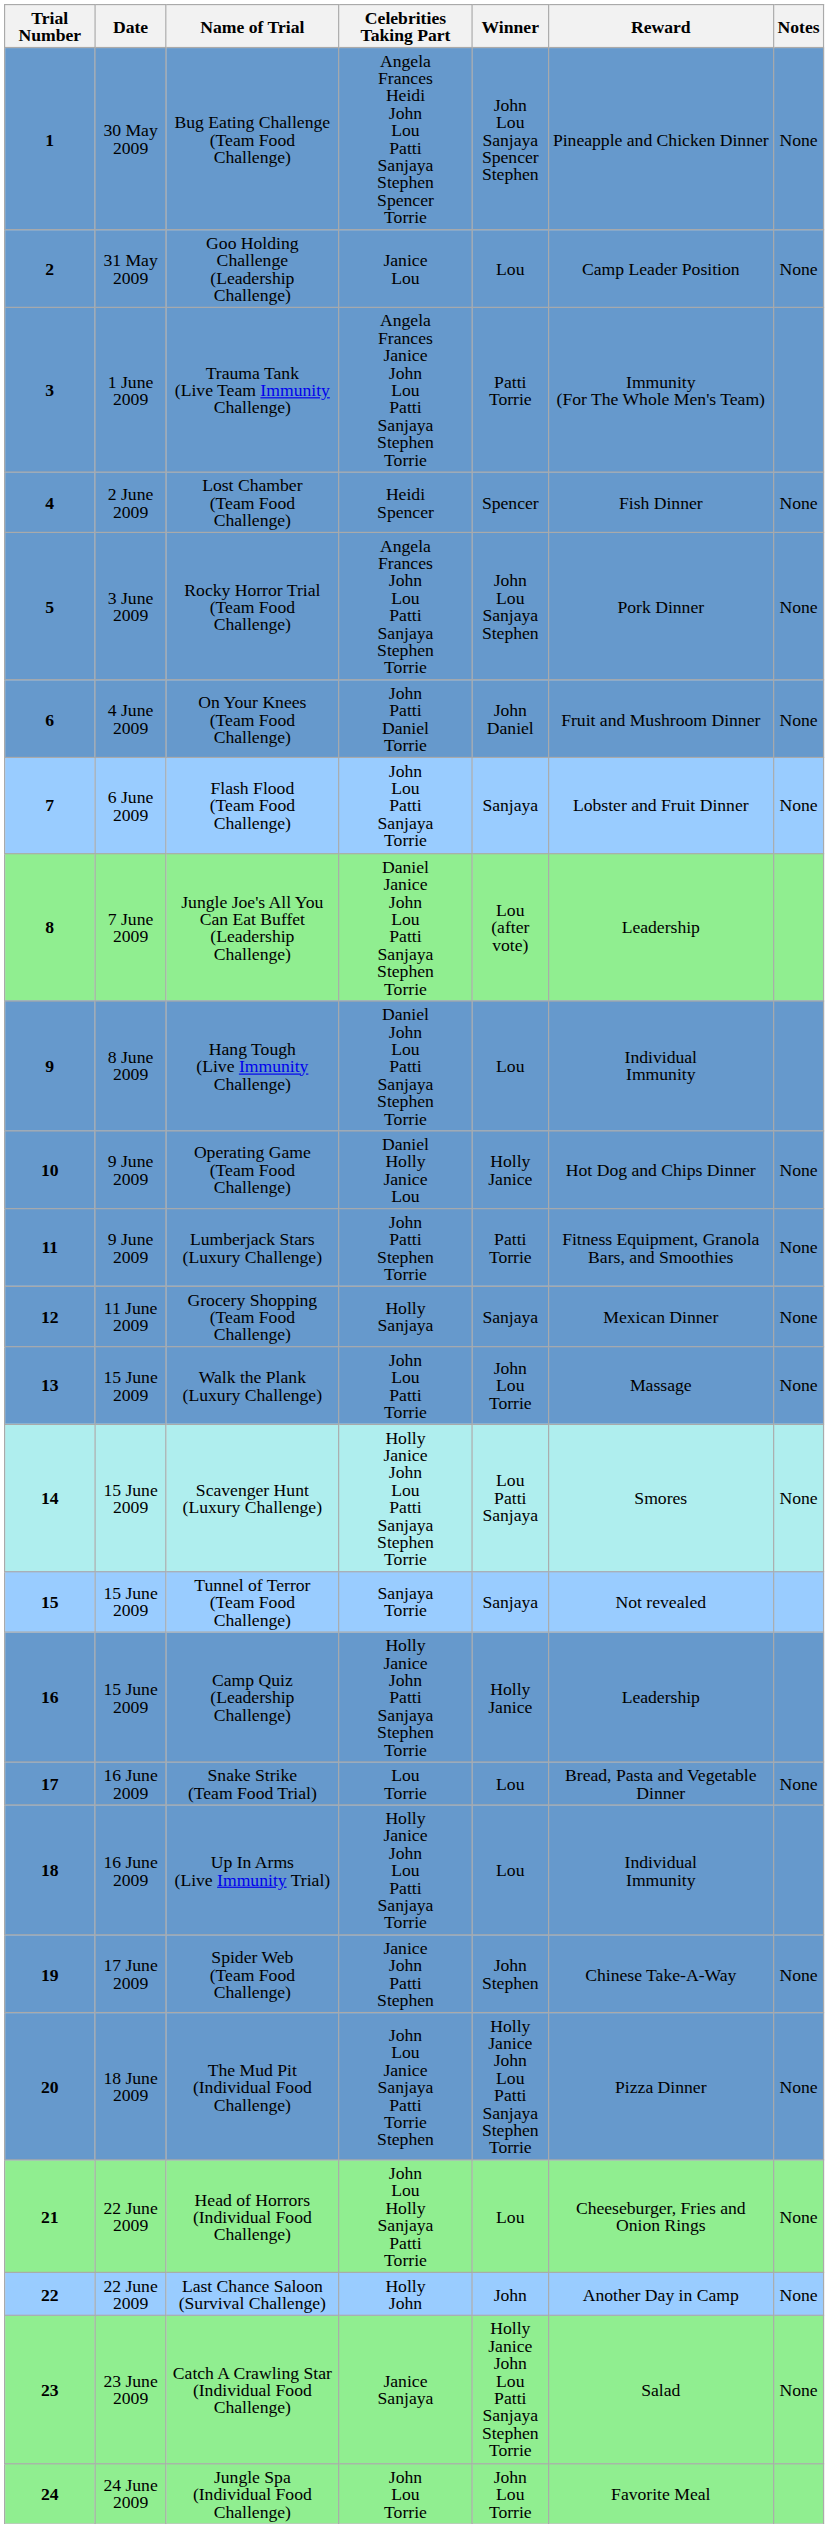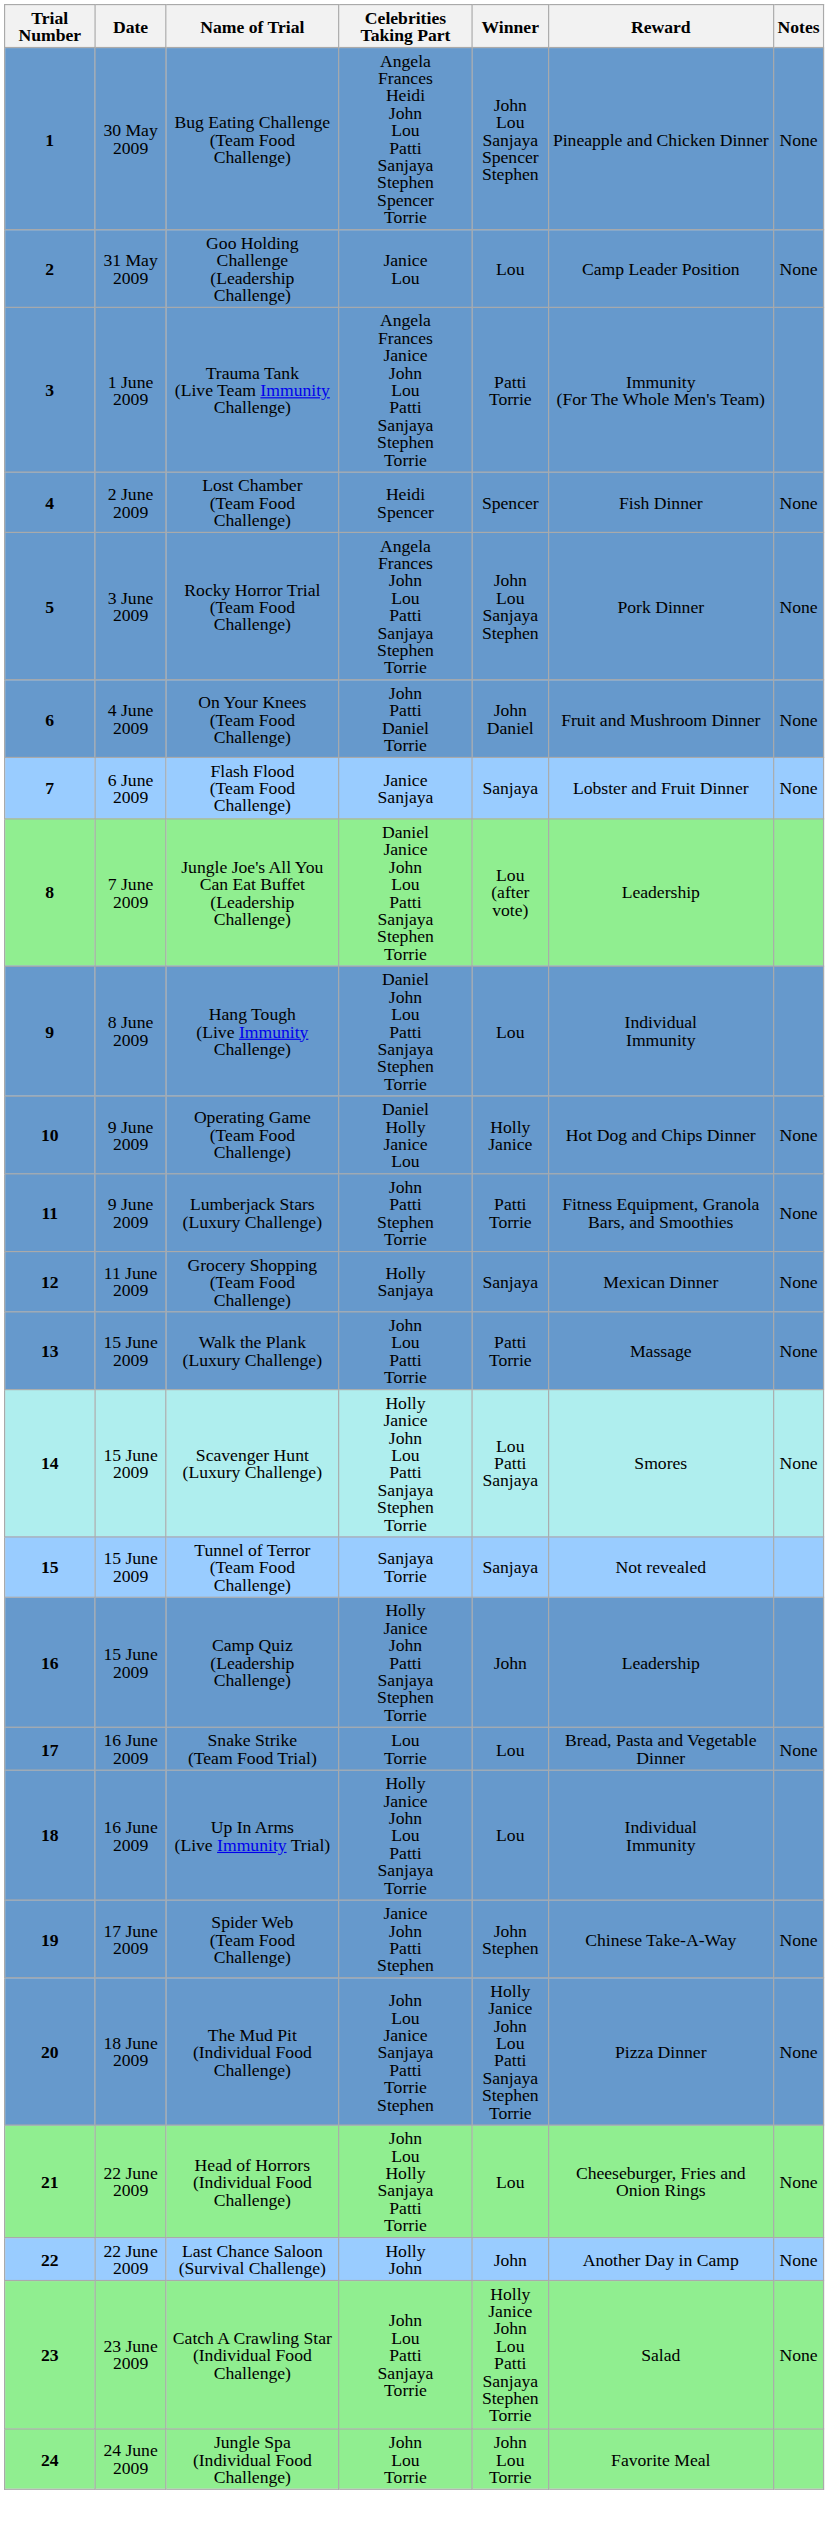(405, 806) John Lou Patti Sanjaya Torrie -> (405, 788) Janice Sanjaya
(510, 1386) John Lou Torrie -> (510, 1351) Patti Torrie
(510, 1697) Holly Janice -> (510, 1662) John
(405, 2390) Janice Sanjaya -> (405, 2355) John Lou Patti Sanjaya Torrie
